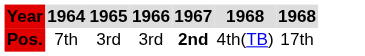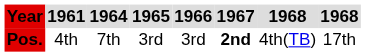+ column: (66, 16)
